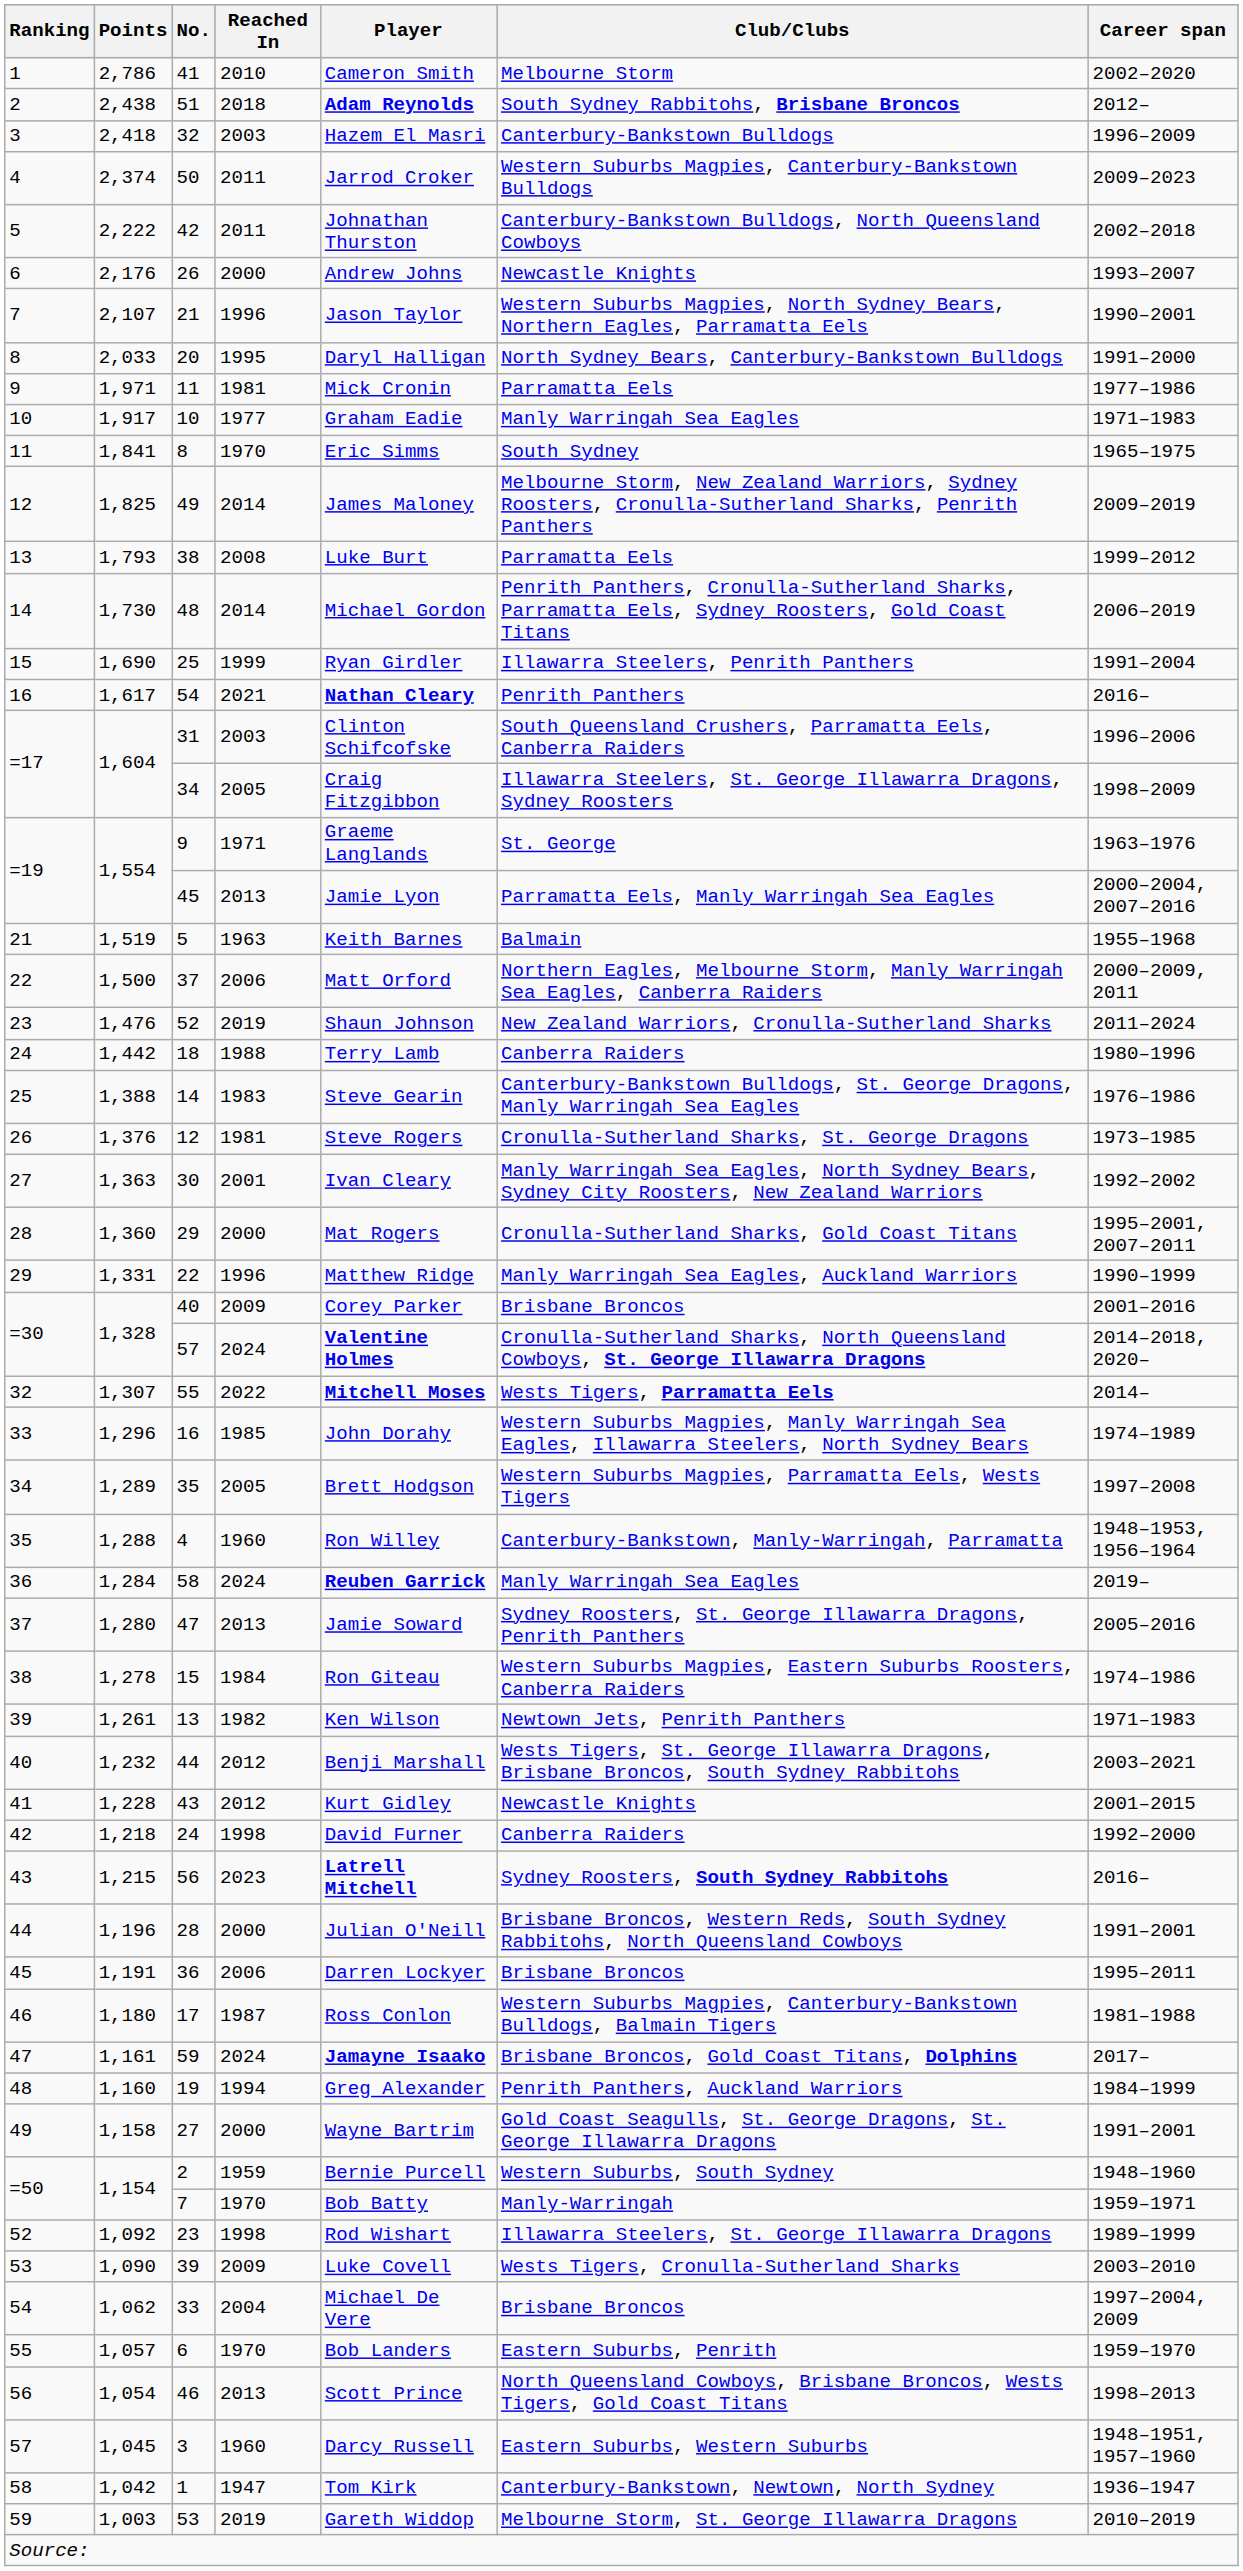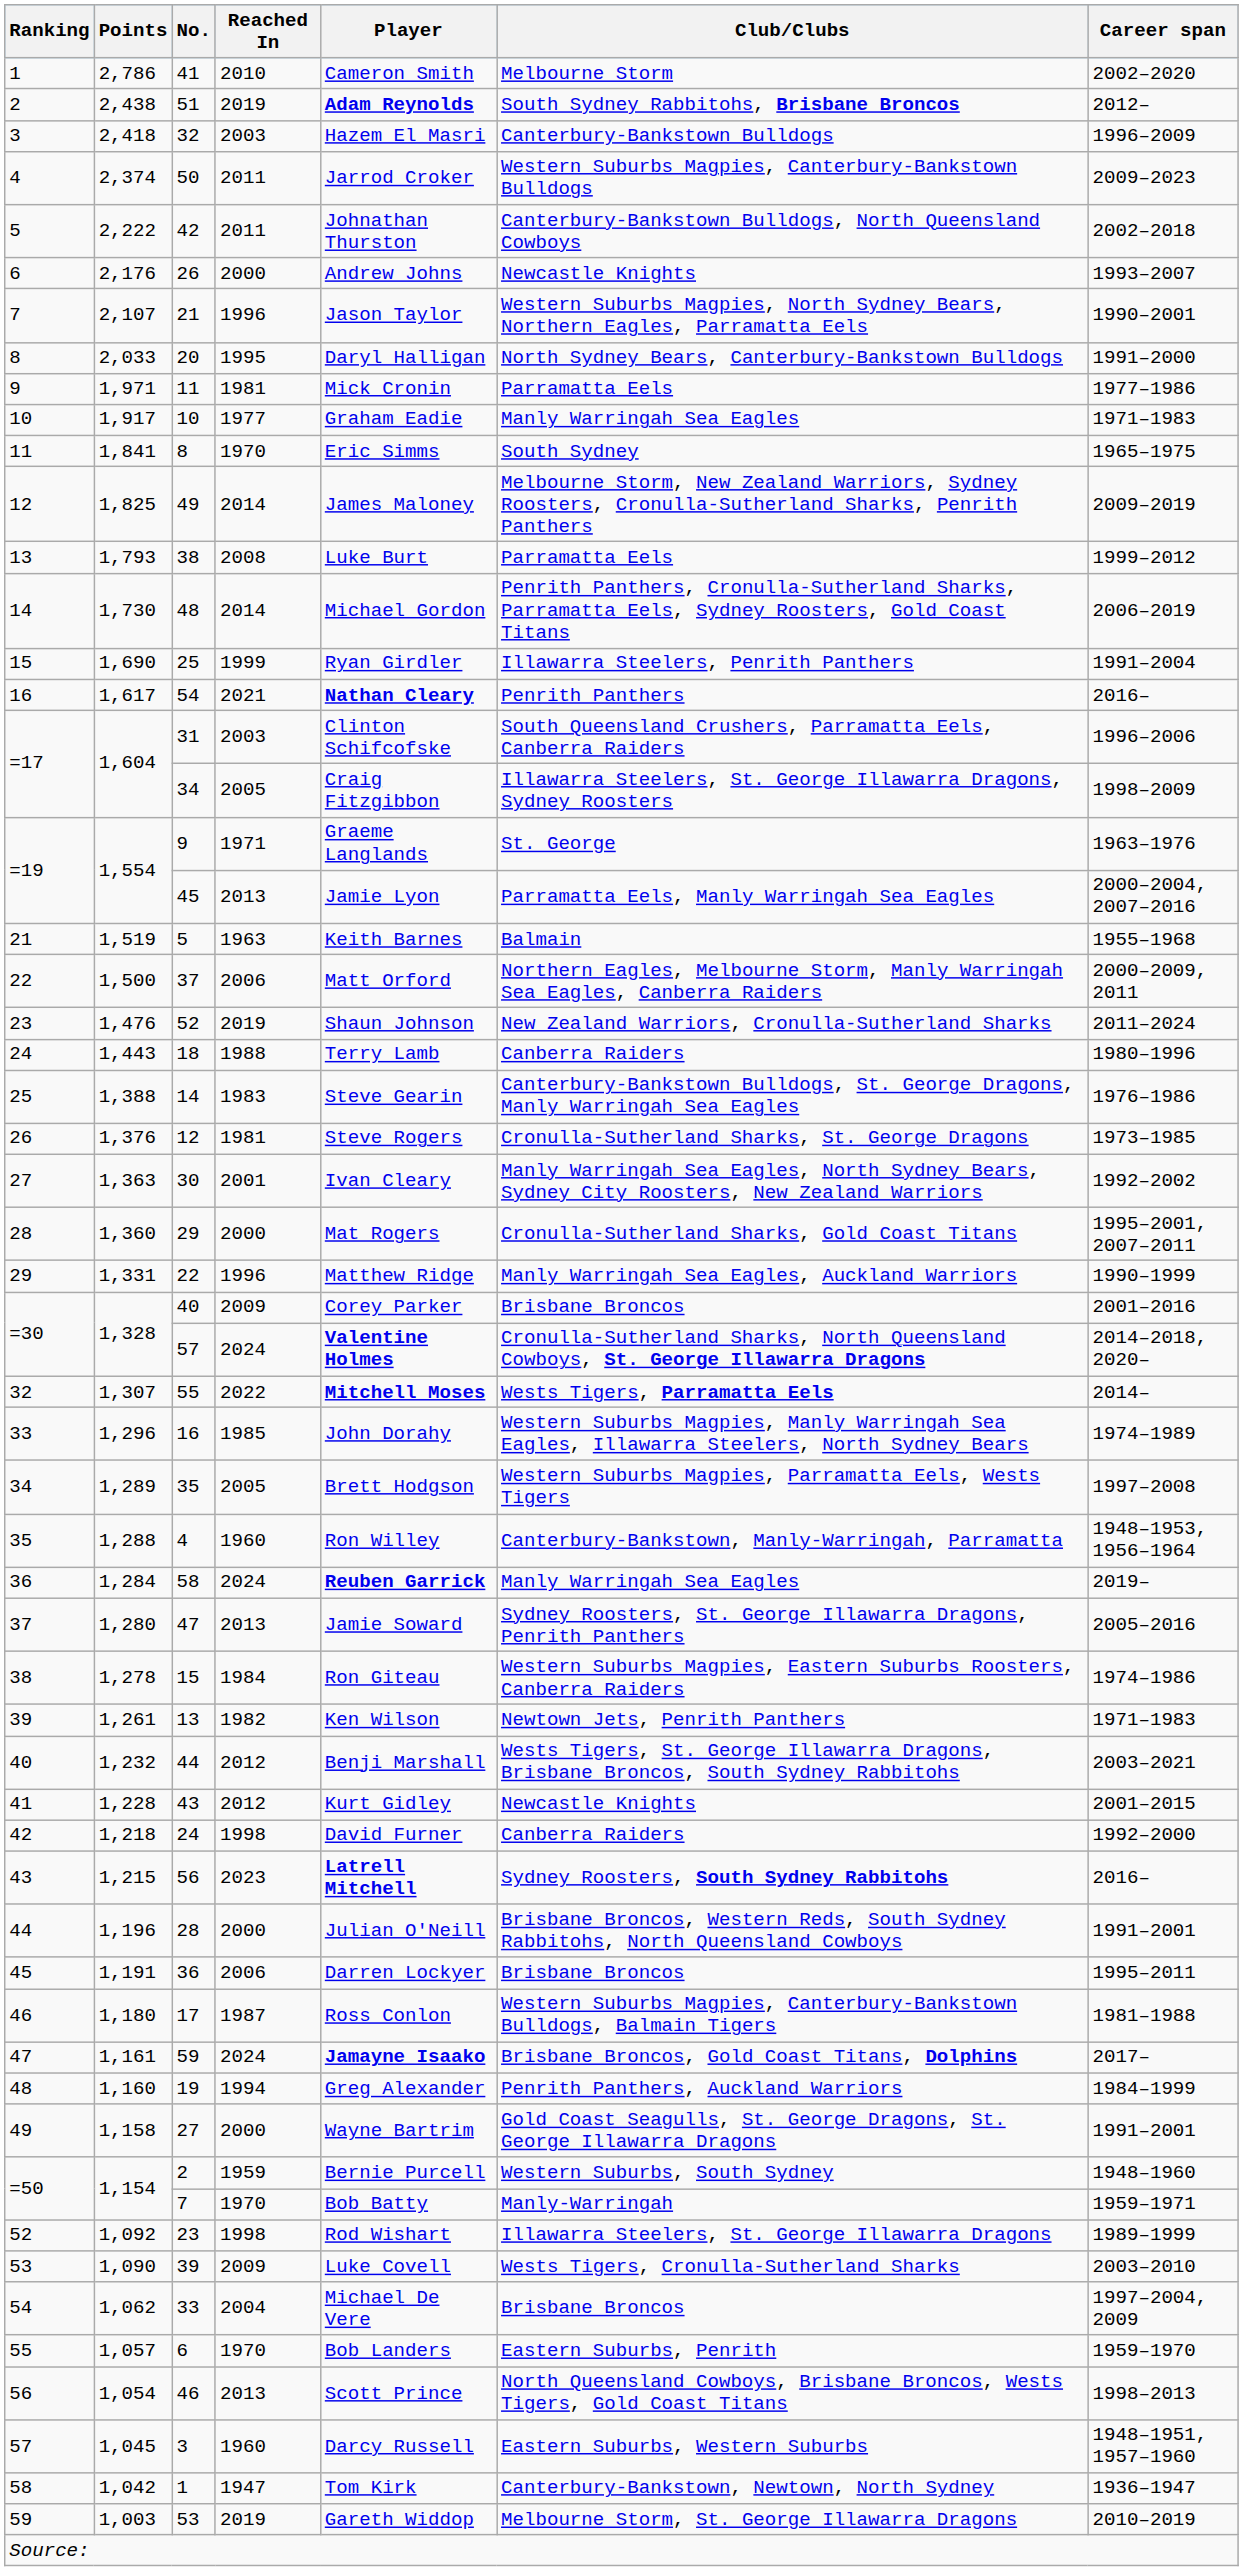(243, 105) 2018 -> (243, 105) 2019
(127, 1054) 1,442 -> (127, 1054) 1,443
